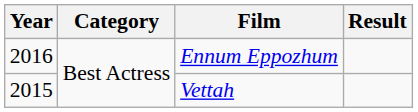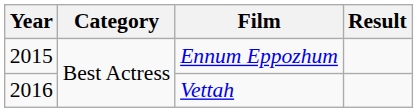(31, 55) 2016 -> (31, 55) 2015
(31, 90) 2015 -> (31, 90) 2016
